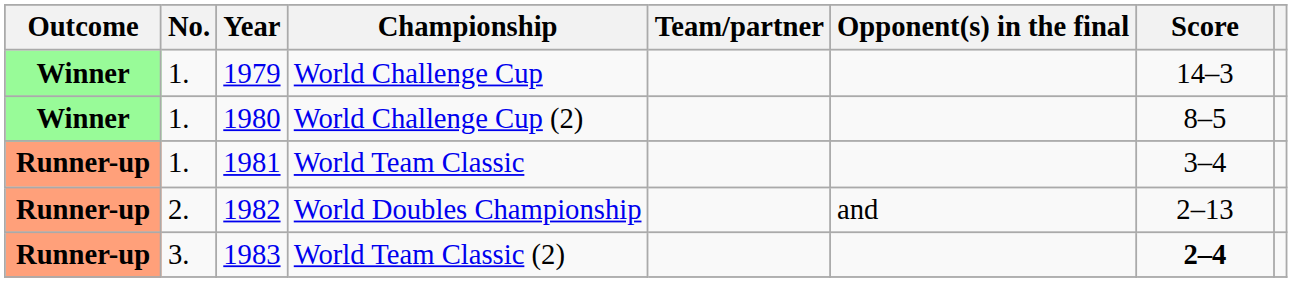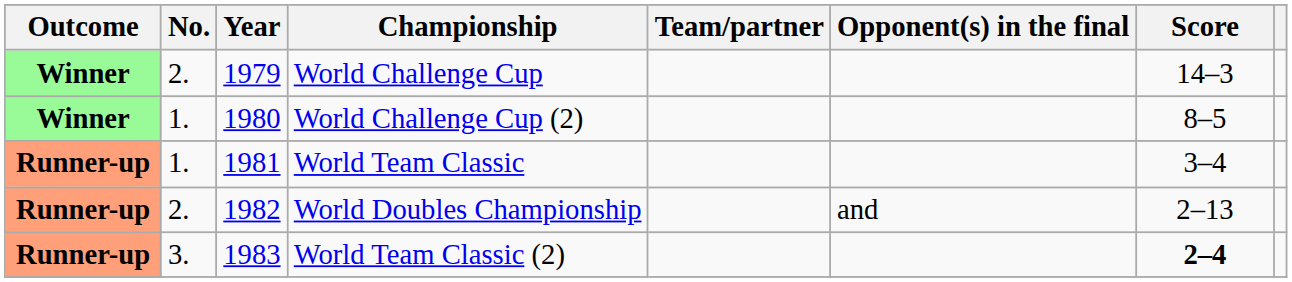(179, 72) 1. -> (179, 72) 2.
